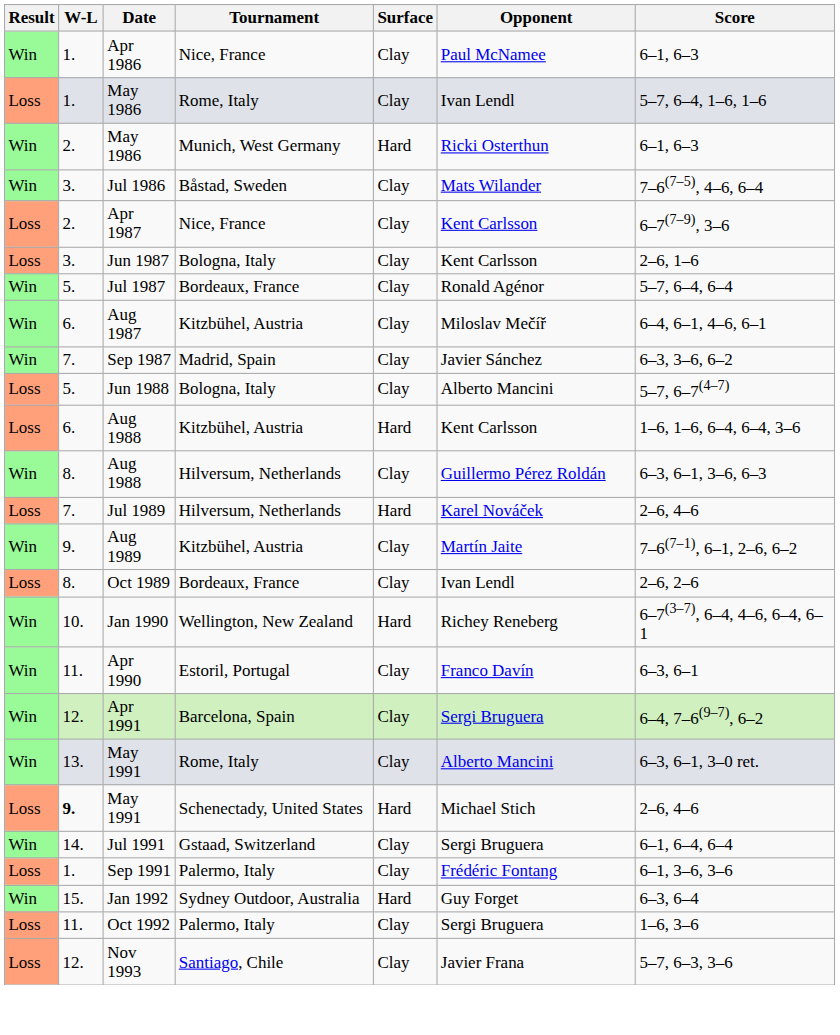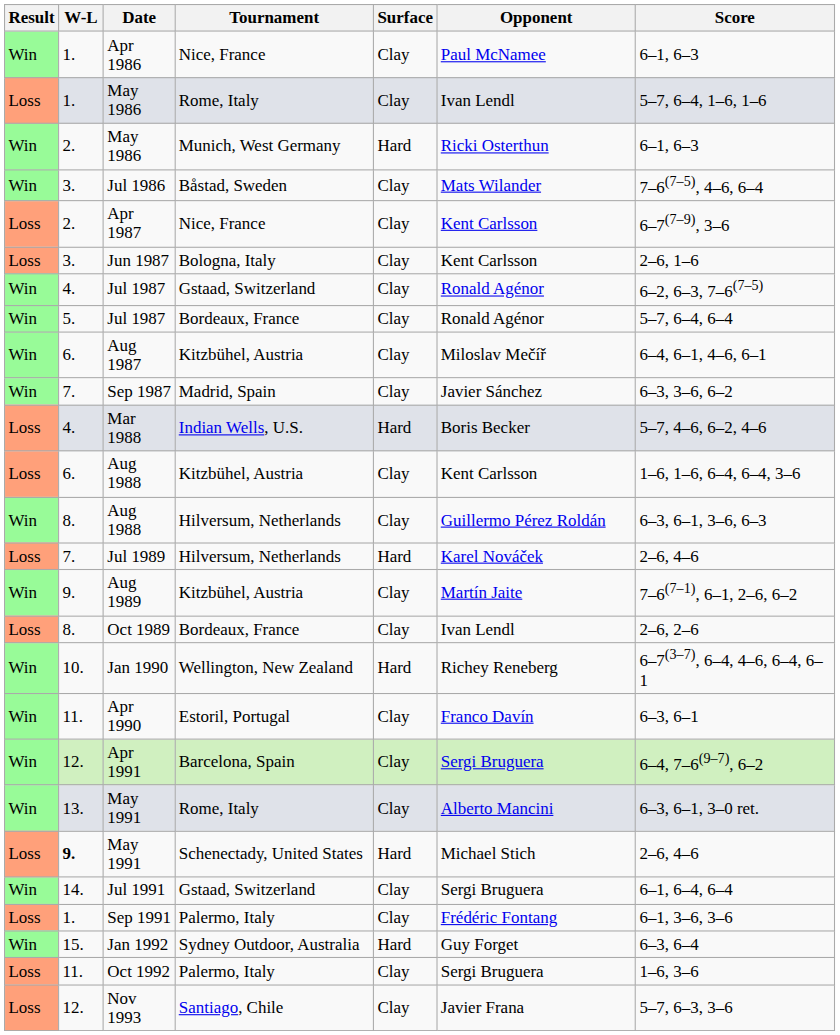+ row: (136, 289)
+ row: (124, 427)
- row: (138, 389)
(394, 427) Hard -> (393, 473) Clay
